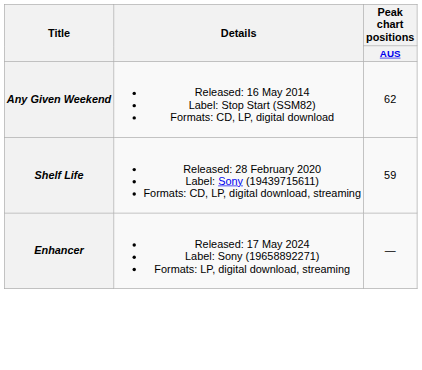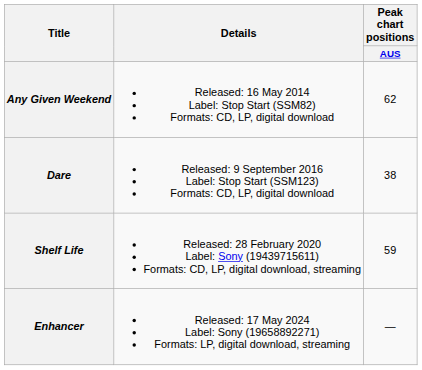+ row: (59, 175)
